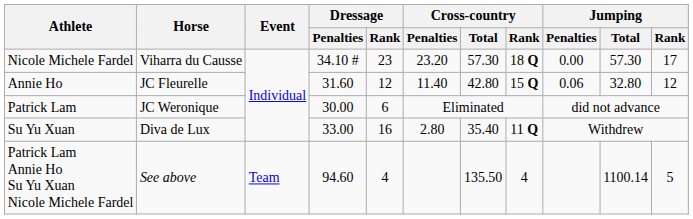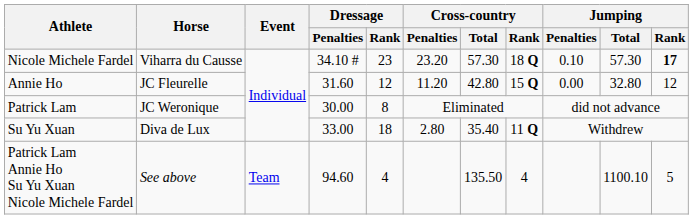(571, 61) 0.00 -> (571, 61) 0.10
(670, 61) normal -> (670, 61) bold
(432, 84) 11.40 -> (432, 84) 11.20
(571, 84) 0.06 -> (571, 84) 0.00
(385, 107) 6 -> (385, 107) 8
(385, 130) 16 -> (385, 130) 18
(626, 178) 1100.14 -> (626, 178) 1100.10
